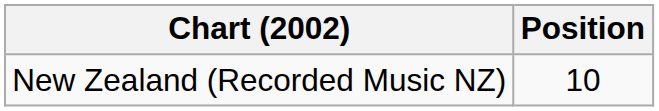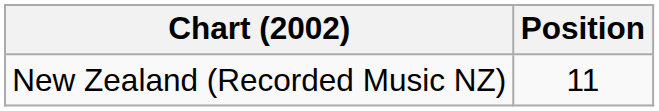(583, 79) 10 -> (583, 79) 11
